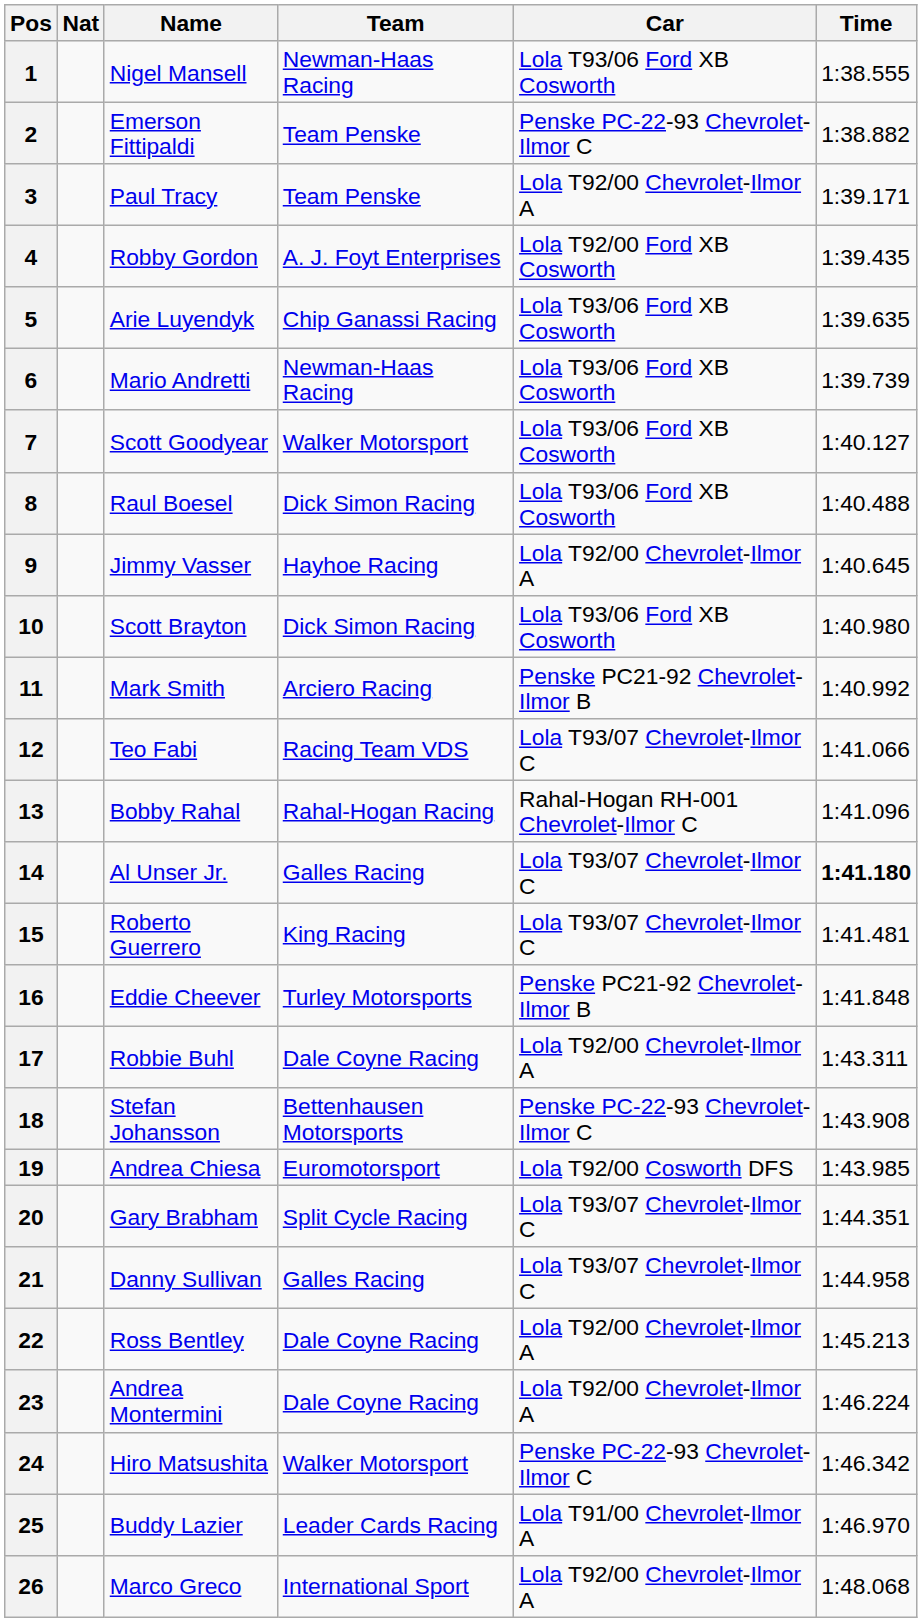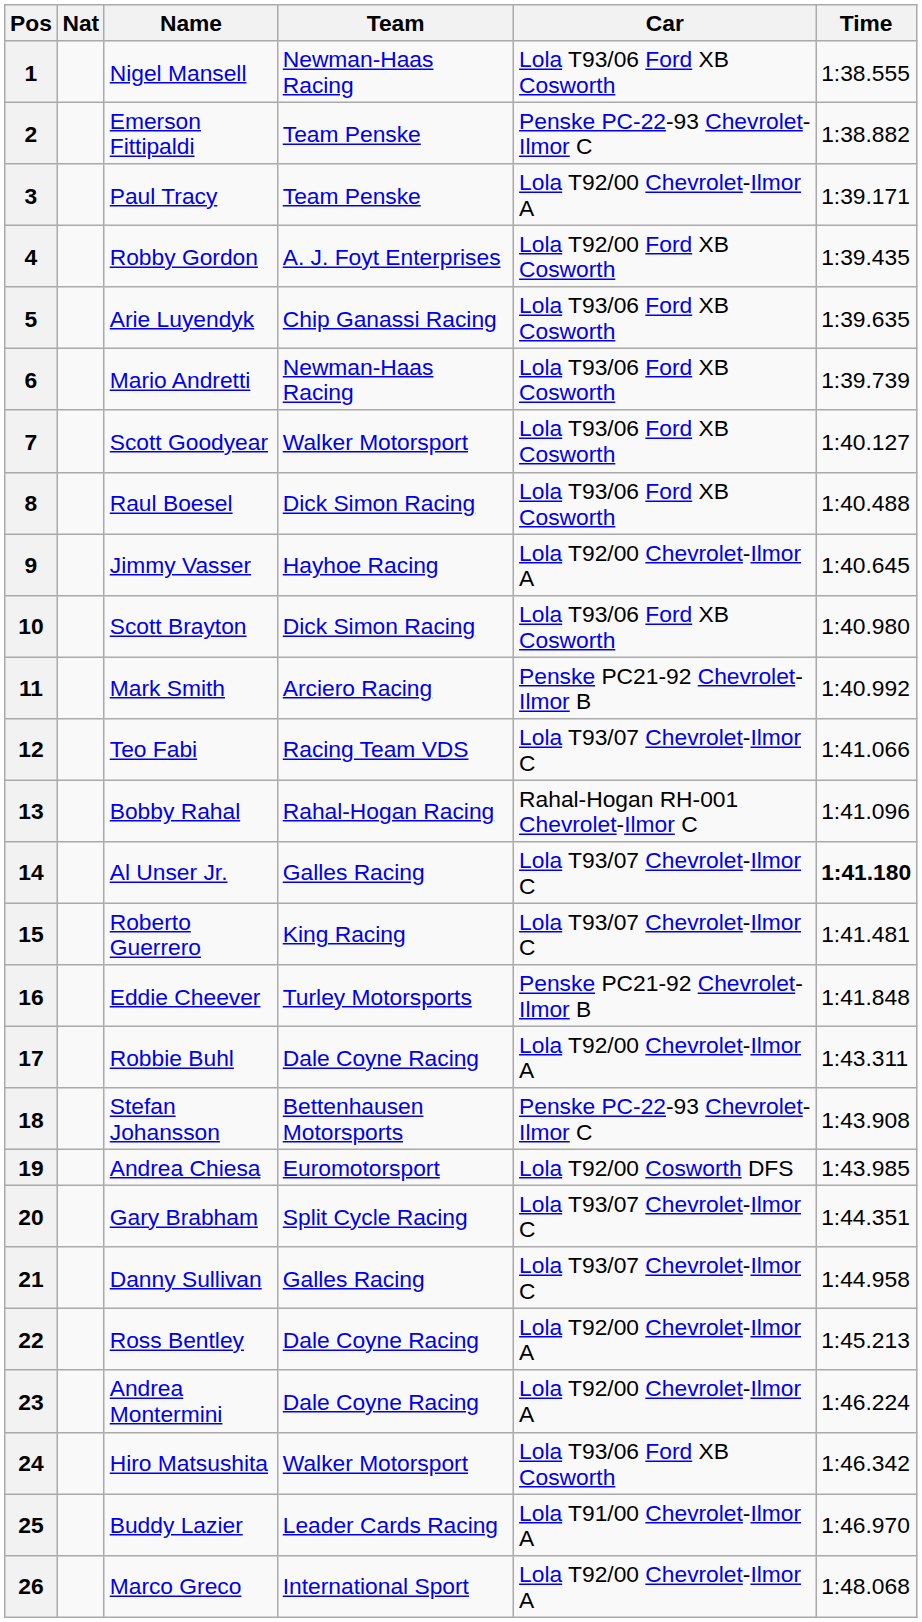(665, 1463) Penske PC-22-93 Chevrolet-Ilmor C -> (624, 1463) Lola T93/06 Ford XB Cosworth
